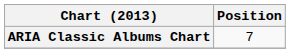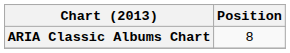(249, 38) 7 -> (249, 38) 8
